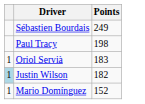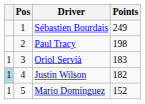+ column: (23, 12)
